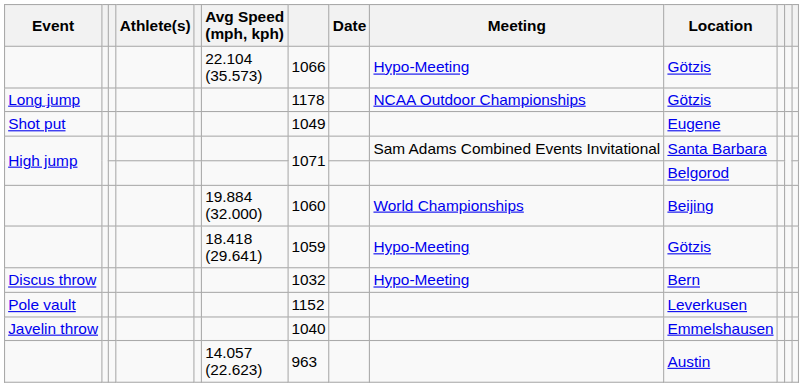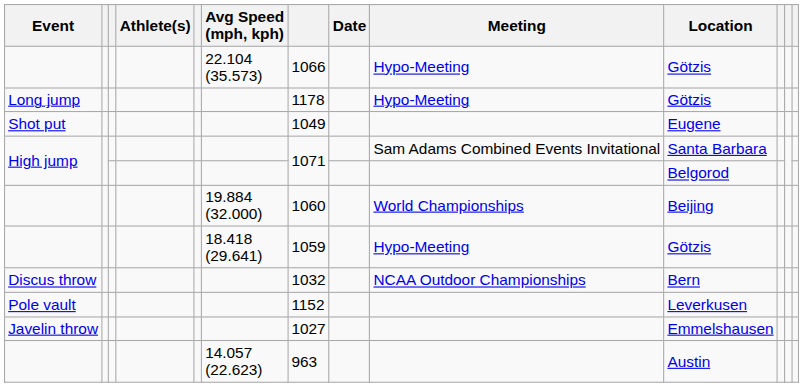(480, 100) NCAA Outdoor Championships -> (421, 100) Hypo-Meeting
(421, 280) Hypo-Meeting -> (480, 280) NCAA Outdoor Championships
(309, 329) 1040 -> (309, 329) 1027
